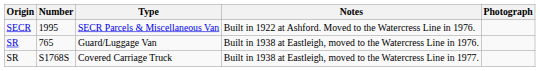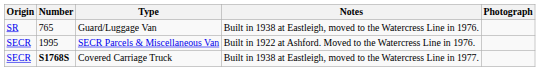rows swapped: (149, 27) <-> (117, 43)
(13, 58) SR -> (19, 58) SECR
(54, 58) normal -> (54, 58) bold
